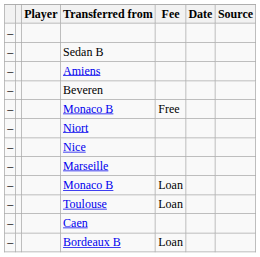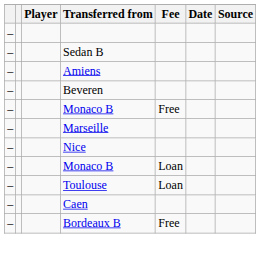- row: (10, 128)
rows swapped: (10, 166) <-> (10, 147)
(171, 242) Loan -> (169, 223) Free
